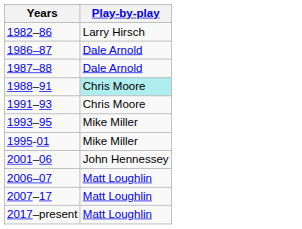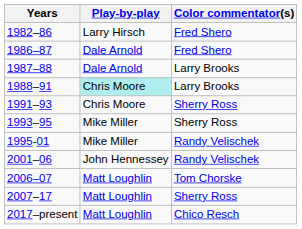+ column: (234, 13)
